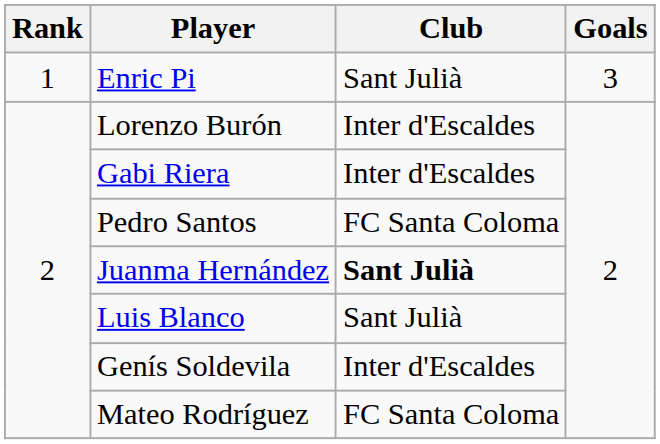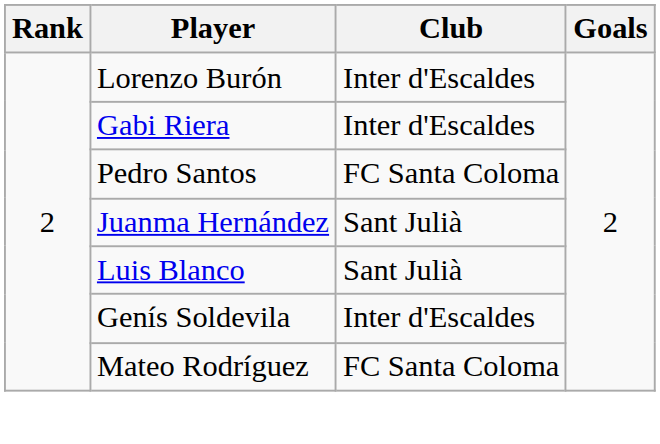- row: (146, 76)
(409, 269) bold -> (403, 221) normal
